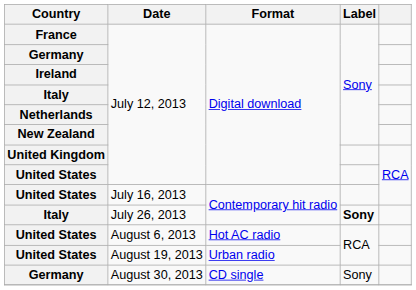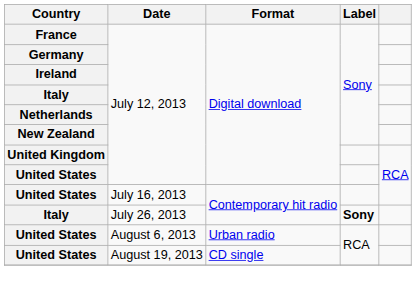(244, 235) Hot AC radio -> (242, 235) Urban radio
(242, 255) Urban radio -> (236, 255) CD single
- row: (56, 275)
